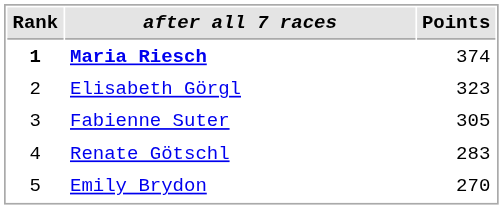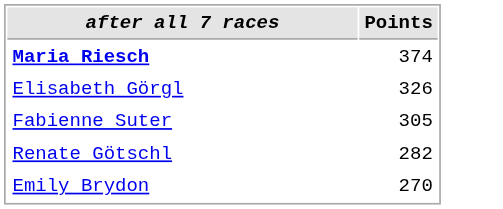- column: (35, 23)
(473, 89) 323 -> (416, 89) 326
(473, 154) 283 -> (416, 154) 282
